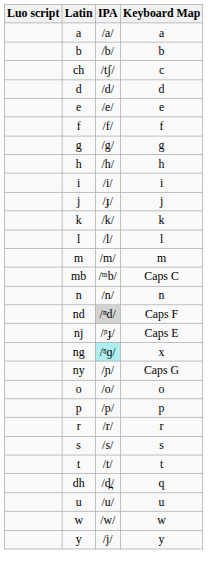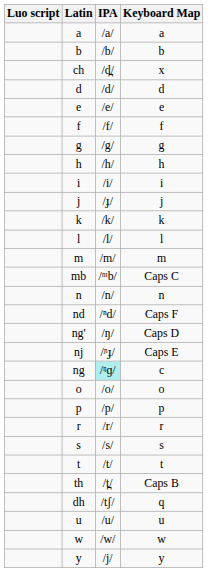(108, 70) /tʃ/ -> (108, 70) /d̪/
(162, 70) c -> (162, 70) x
(108, 314) lightgrey background -> (108, 314) no background
+ row: (79, 333)
(162, 351) x -> (162, 370) c
- row: (79, 370)
+ row: (79, 483)
(108, 483) /d̪/ -> (108, 502) /tʃ/
